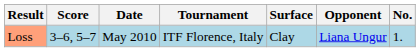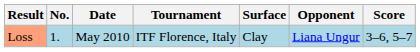columns swapped: (403, 15) <-> (73, 15)
